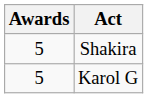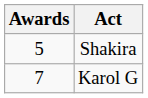(39, 78) 5 -> (39, 78) 7
